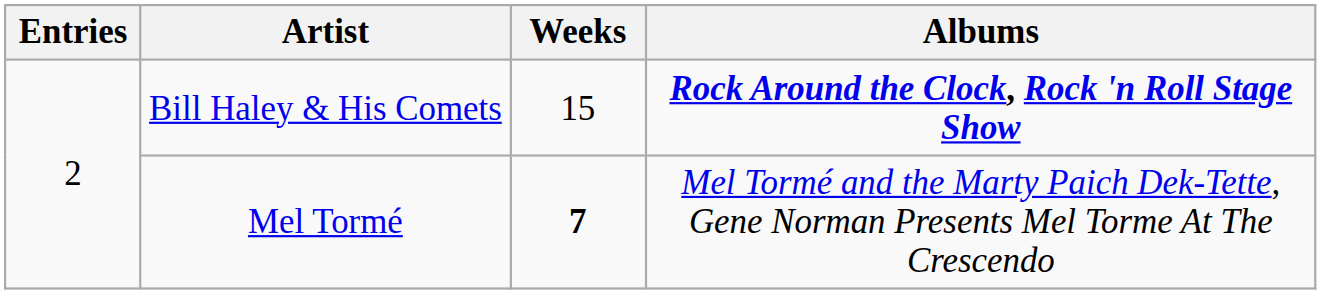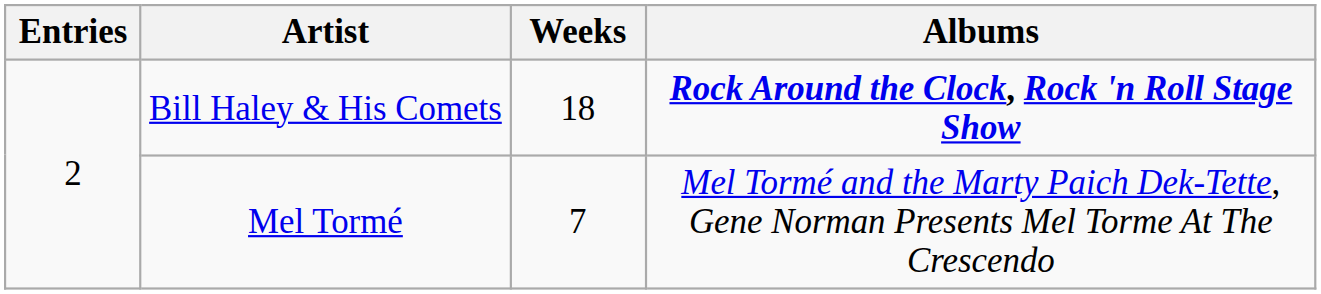(578, 107) 15 -> (578, 107) 18
(578, 221) bold -> (578, 221) normal
